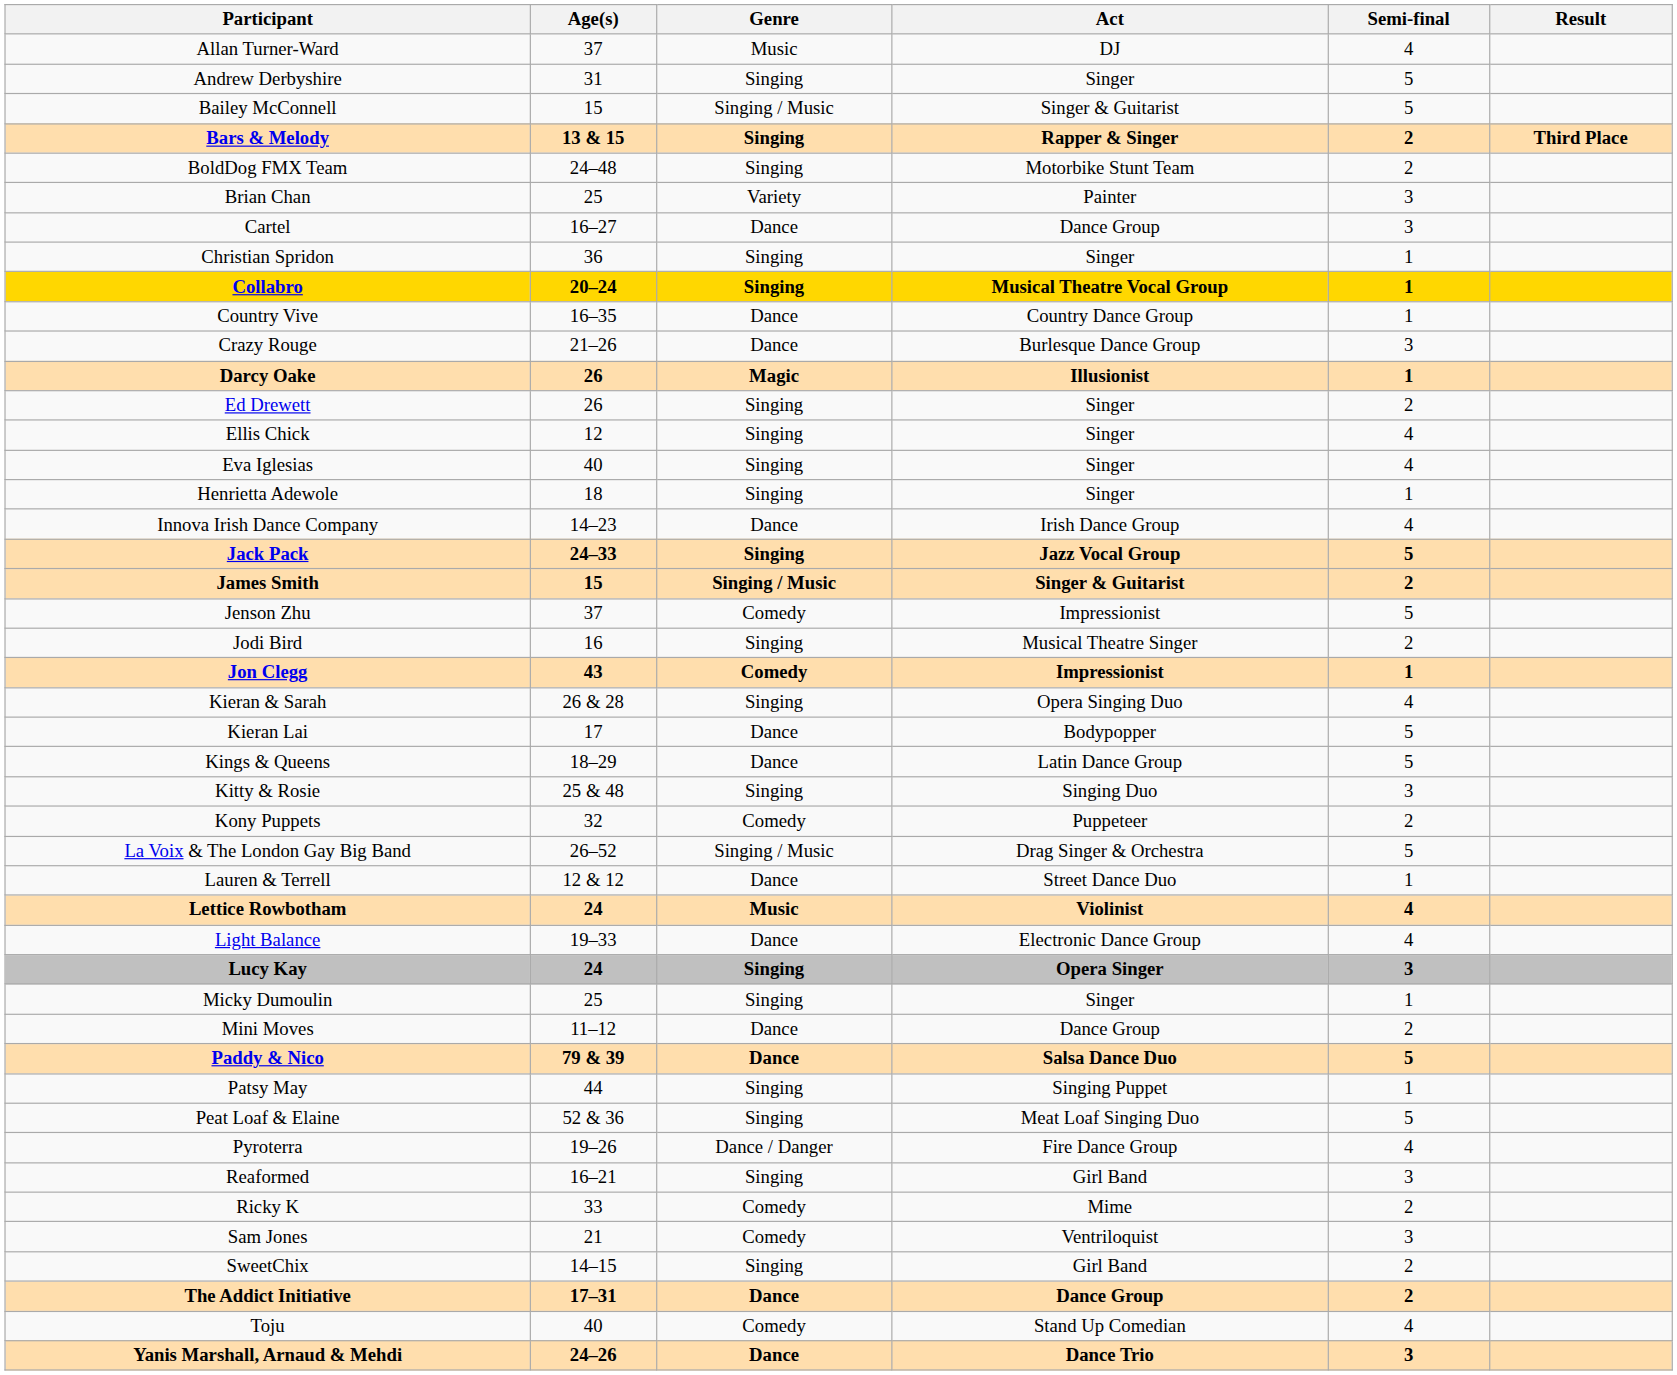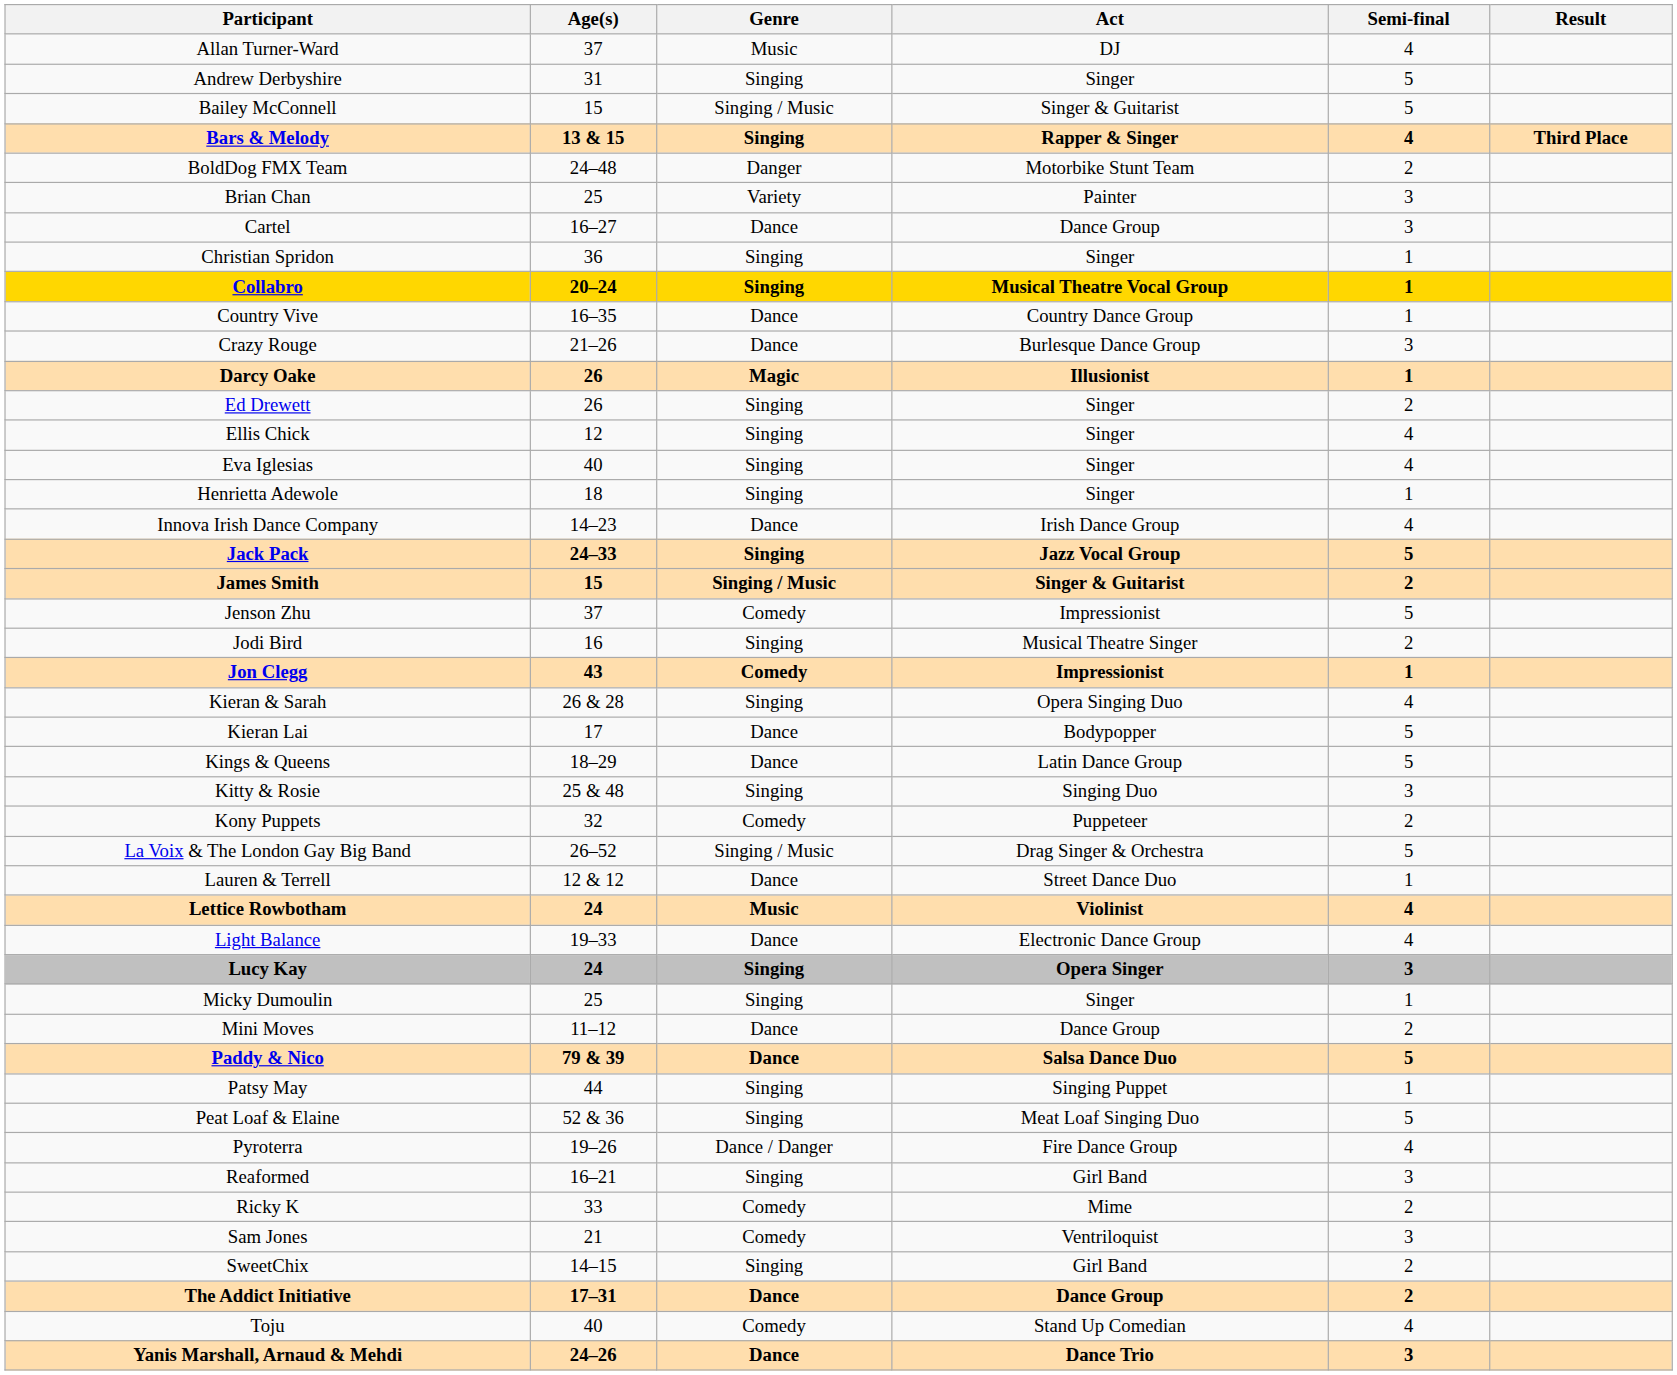(1409, 138) 2 -> (1409, 138) 4
(774, 167) Singing -> (774, 167) Danger
